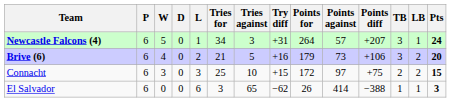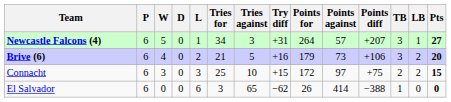(437, 40) 24 -> (437, 40) 27
(418, 89) 1 -> (418, 89) 0
(437, 89) 3 -> (437, 89) 0
